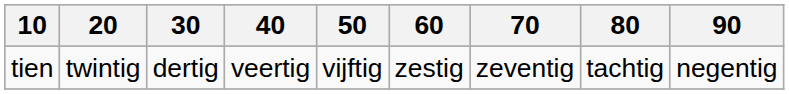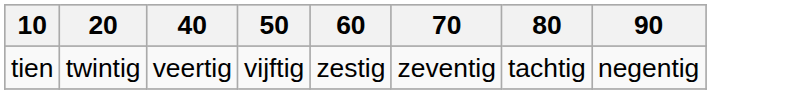- column: (186, 25)
